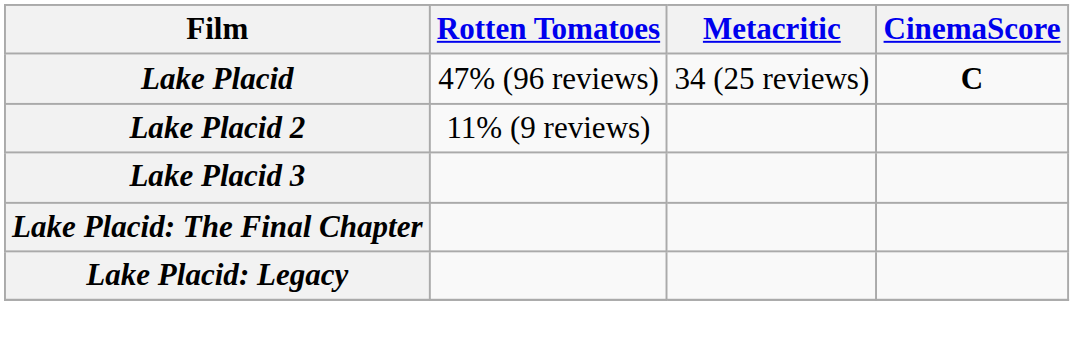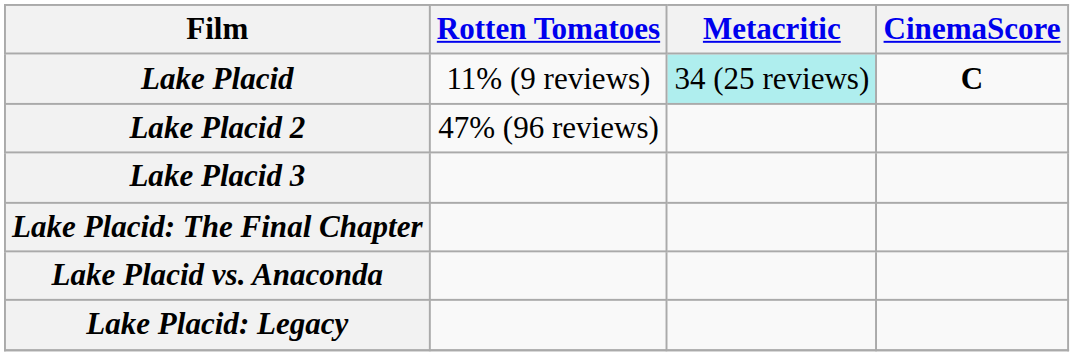(548, 78) 47% (96 reviews) -> (548, 78) 11% (9 reviews)
(772, 78) no background -> (772, 78) paleturquoise background
(548, 127) 11% (9 reviews) -> (548, 127) 47% (96 reviews)
+ row: (217, 275)
